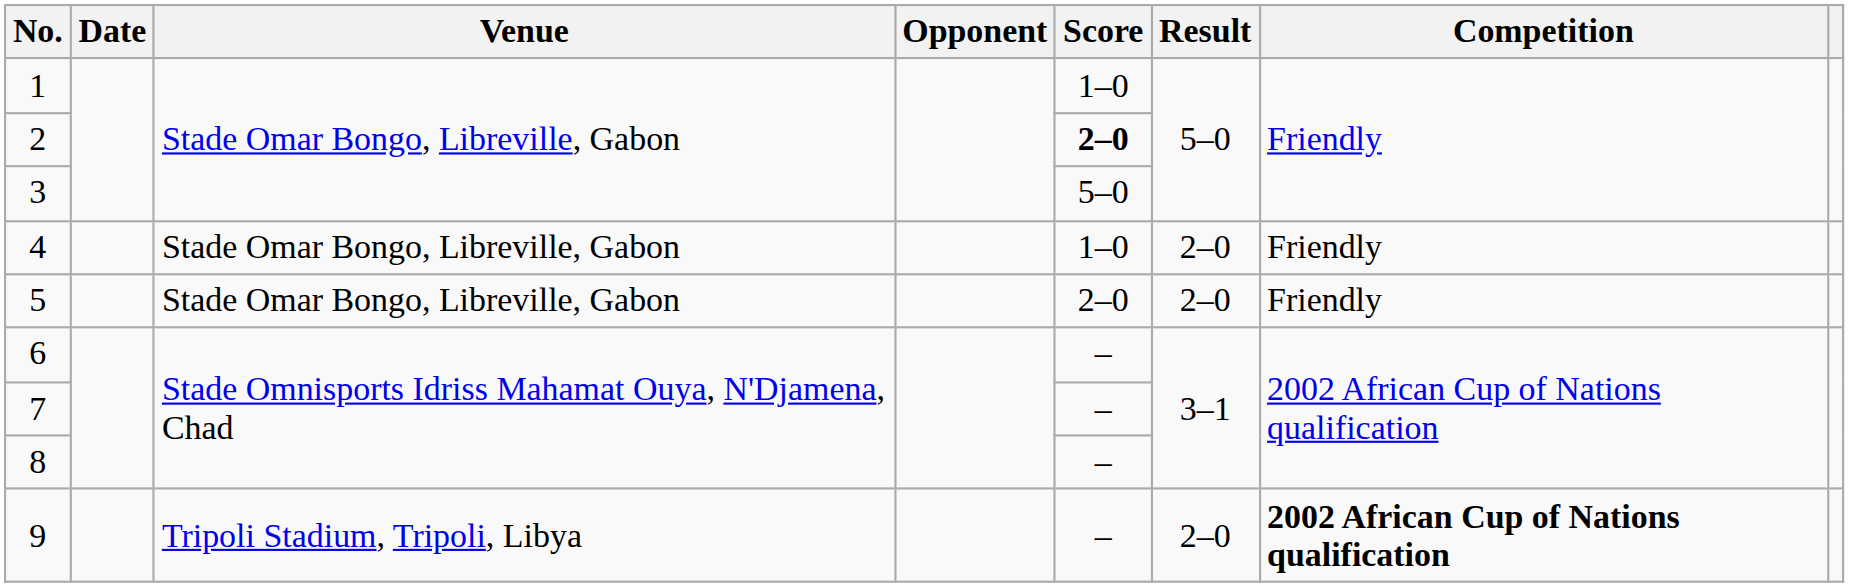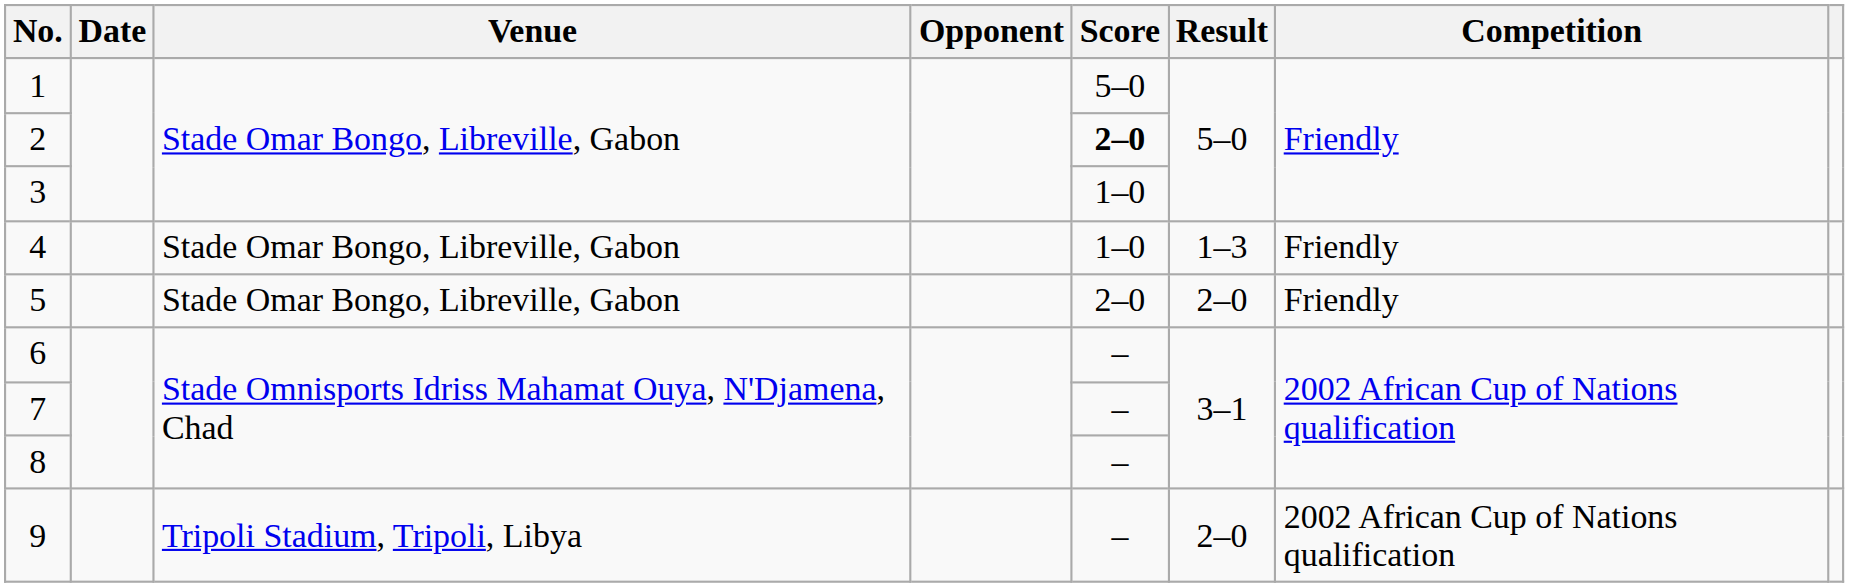(1103, 85) 1–0 -> (1120, 85) 5–0
(1103, 192) 5–0 -> (1120, 192) 1–0
(1205, 246) 2–0 -> (1222, 246) 1–3
(1473, 534) bold -> (1481, 534) normal
